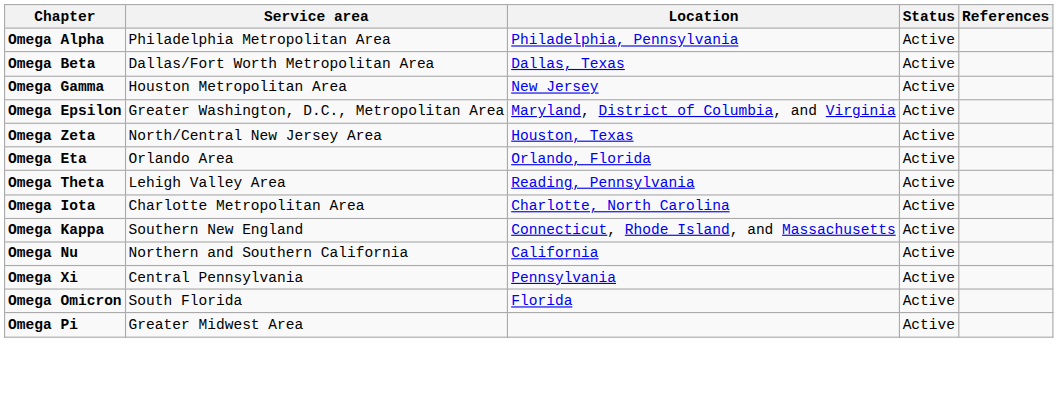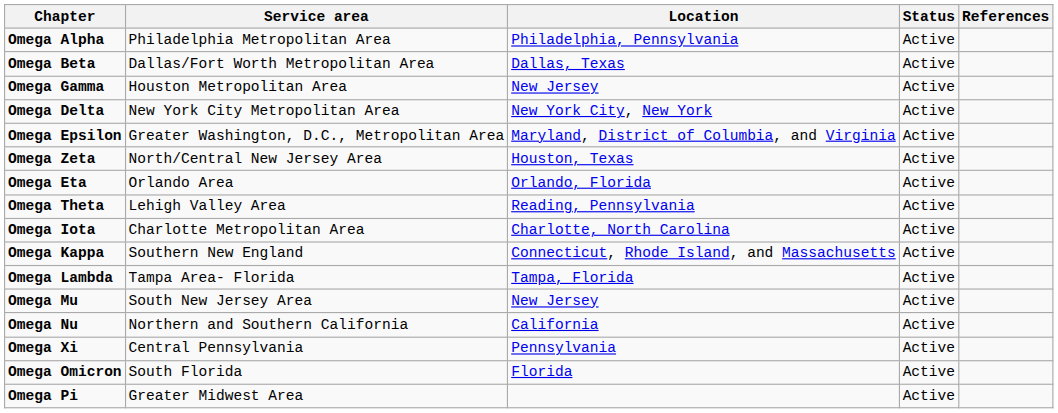+ row: (56, 111)
+ row: (60, 277)
+ row: (43, 301)
